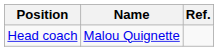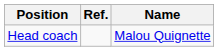columns swapped: (132, 14) <-> (198, 14)
